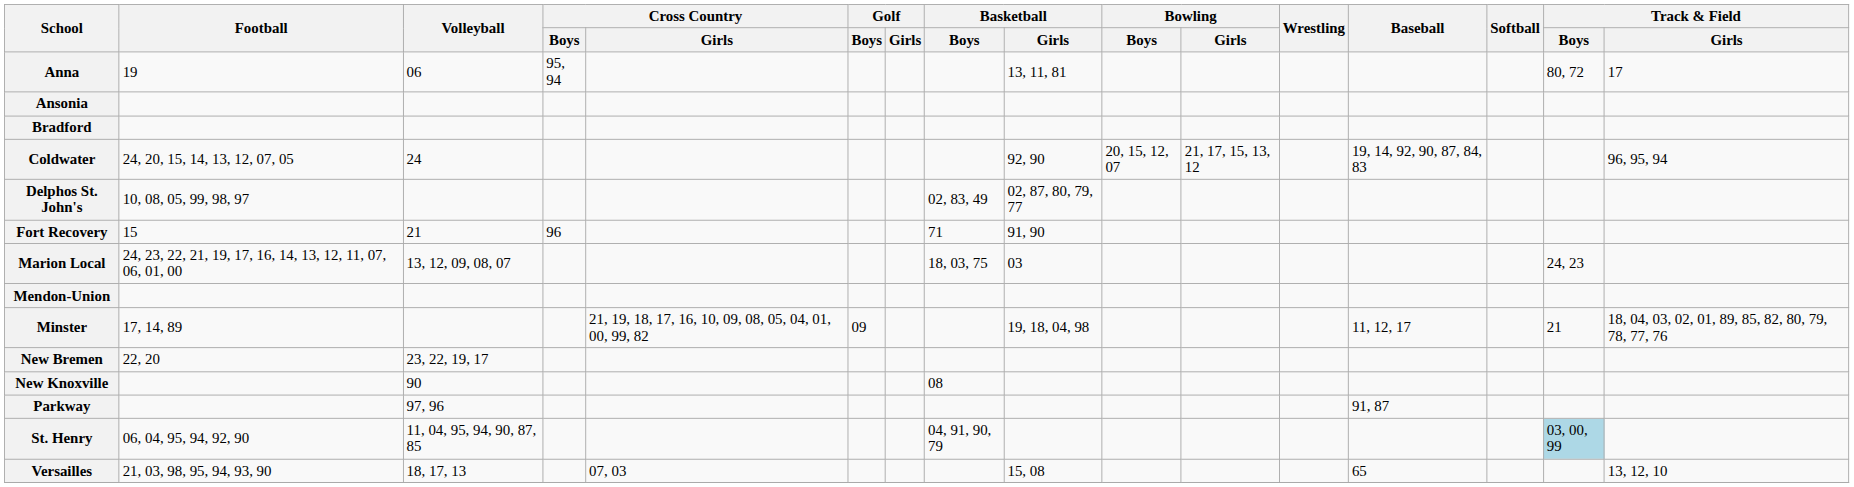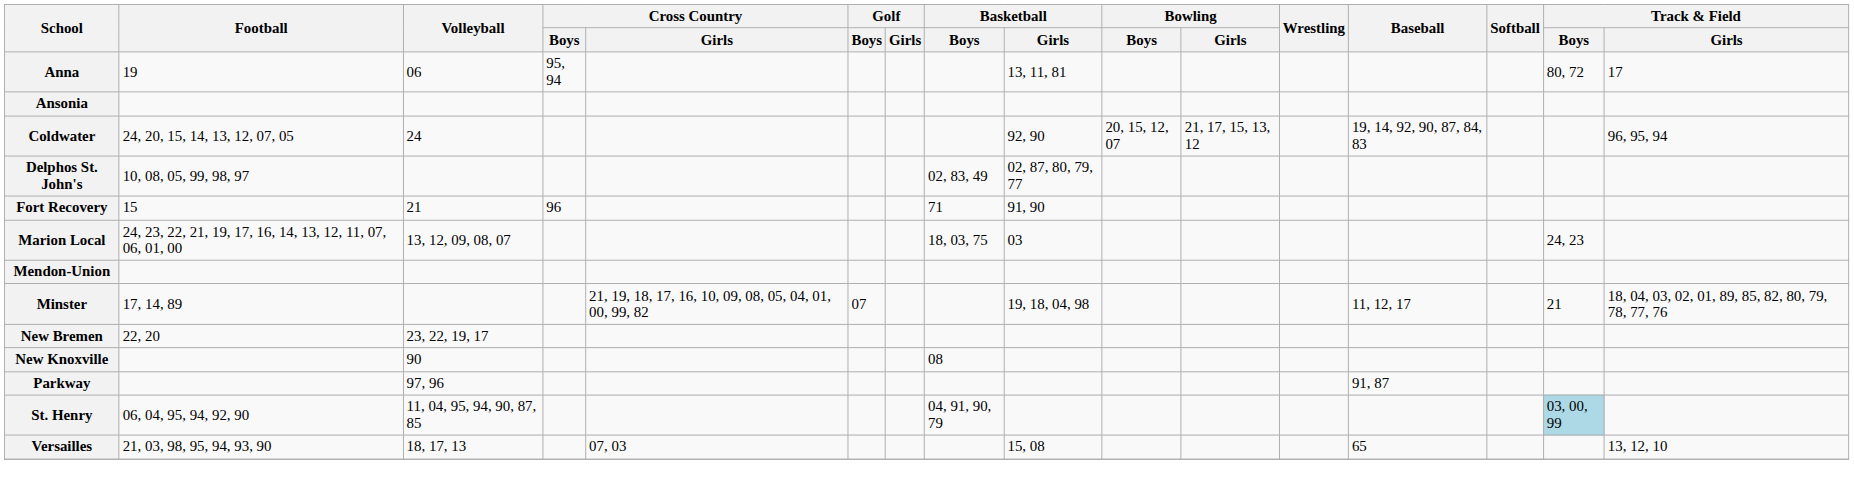- row: (62, 127)
(859, 327) 09 -> (859, 304) 07
